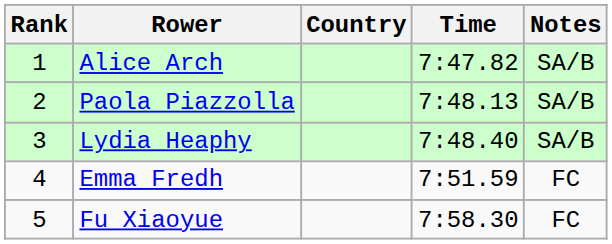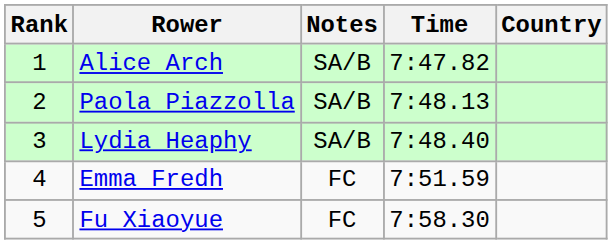columns swapped: (356, 24) <-> (566, 24)
